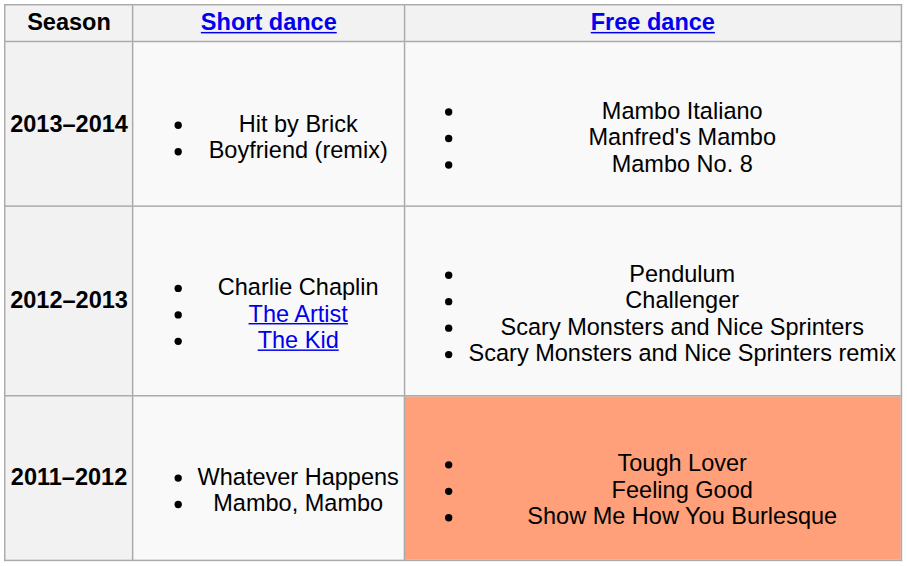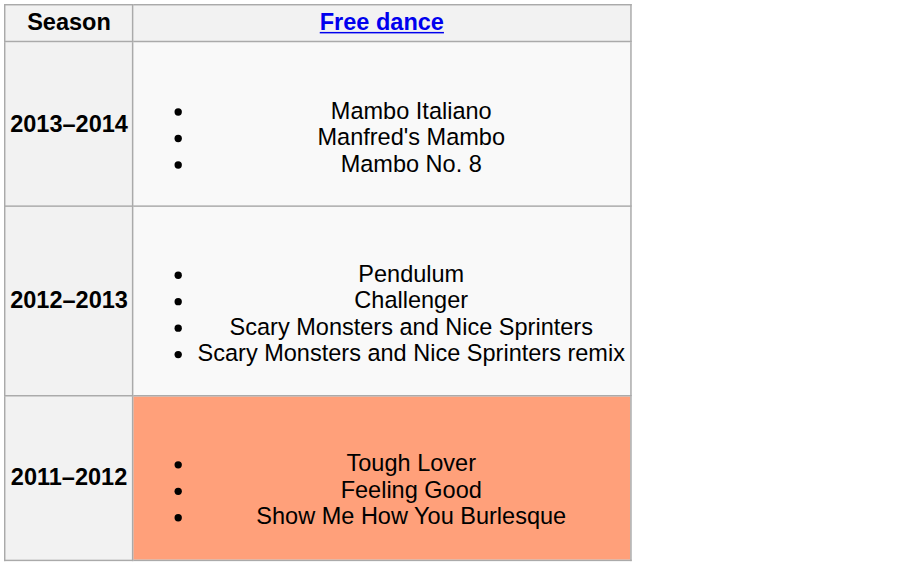- column: (269, 23)
